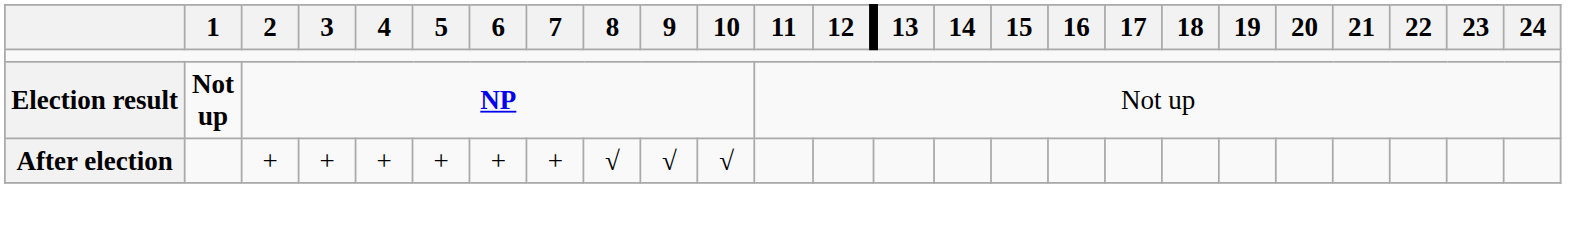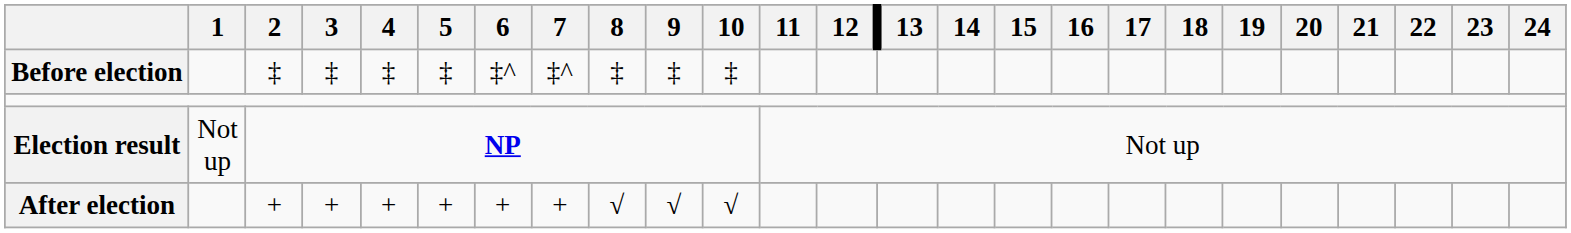+ row: (97, 71)
(213, 100) bold -> (217, 144) normal
